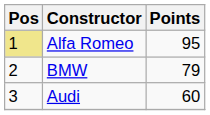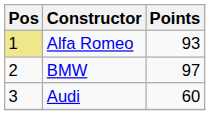(191, 43) 95 -> (191, 43) 93
(191, 70) 79 -> (191, 70) 97
